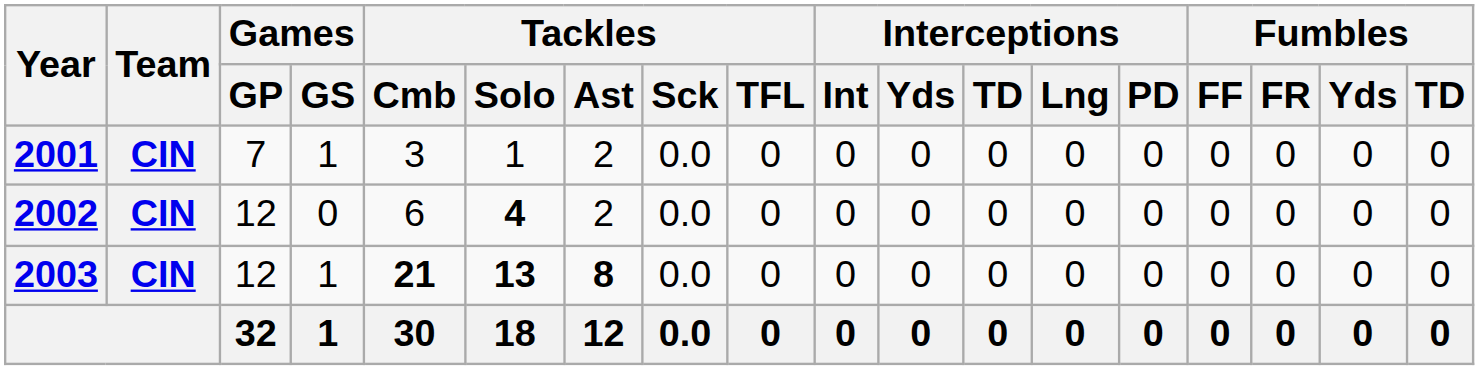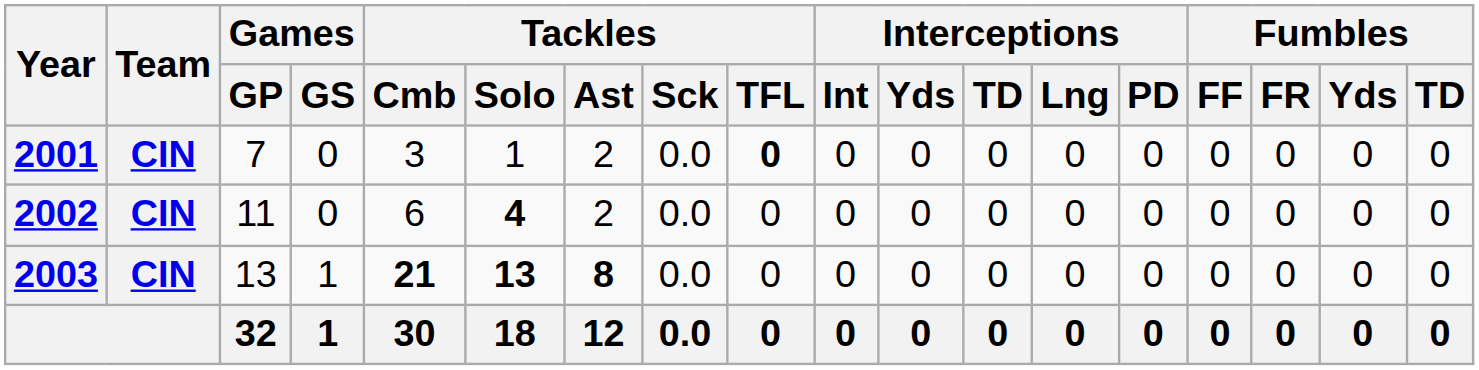(328, 154) 1 -> (328, 154) 0
(770, 154) normal -> (770, 154) bold
(256, 214) 12 -> (256, 214) 11
(256, 273) 12 -> (256, 273) 13
